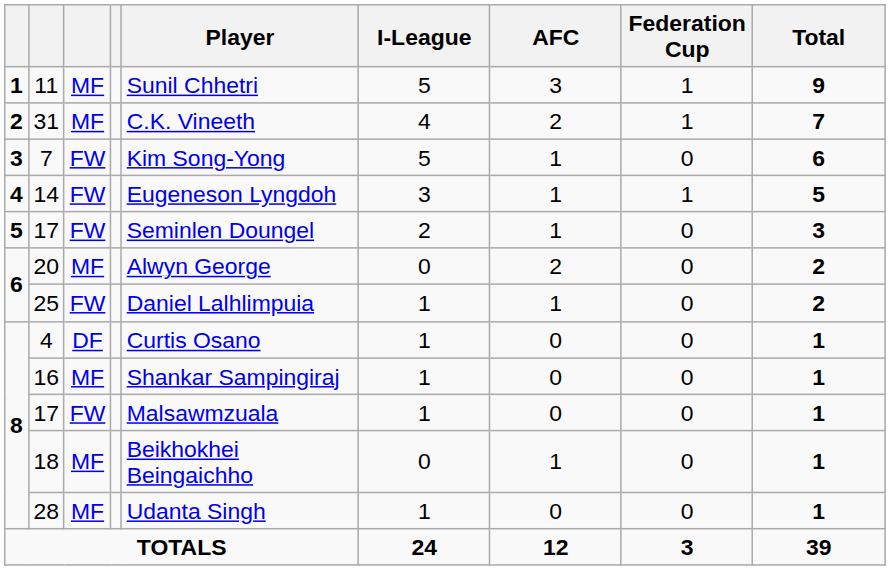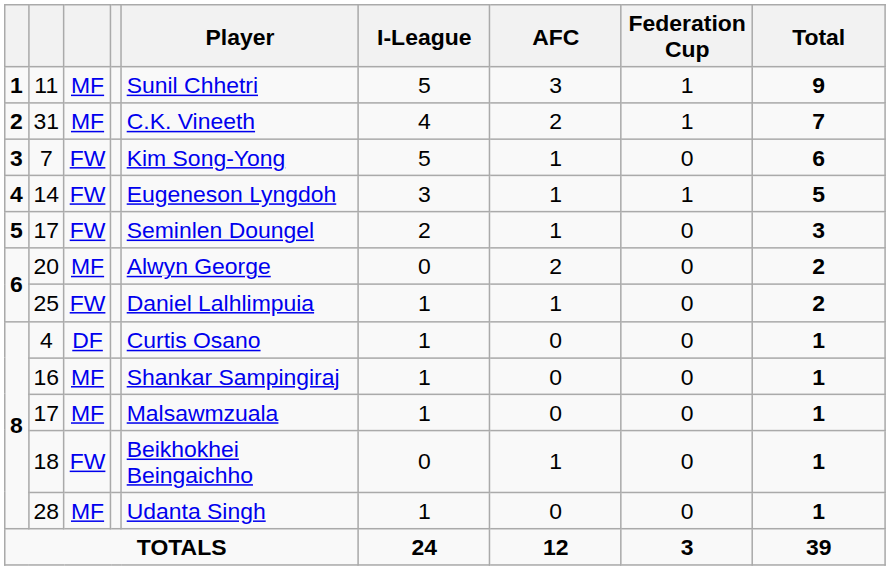(88, 412) FW -> (88, 412) MF
(88, 461) MF -> (88, 461) FW
